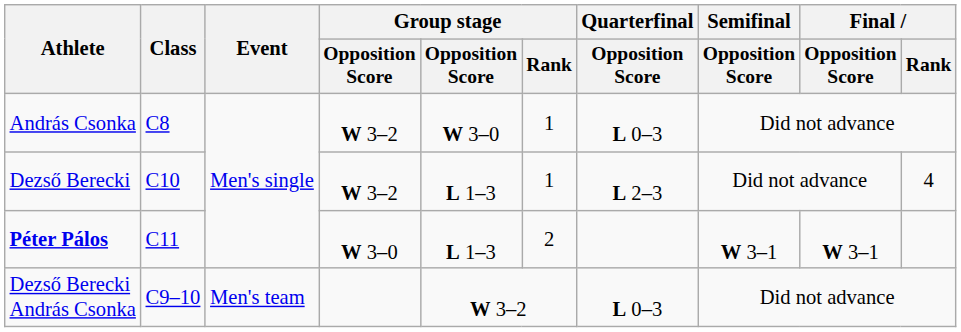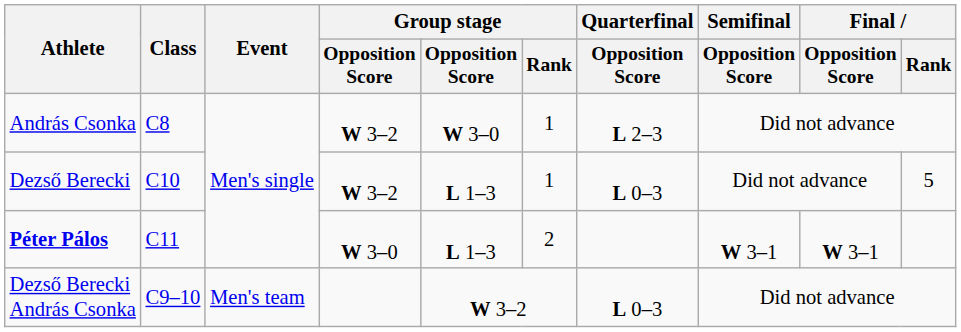(637, 135) L 0–3 -> (637, 135) L 2–3
(637, 193) L 2–3 -> (637, 193) L 0–3
(929, 181) 4 -> (929, 181) 5
